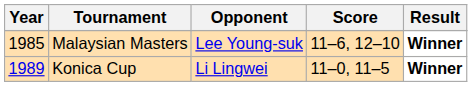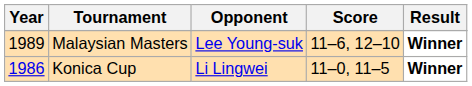(26, 44) 1985 -> (26, 44) 1989
(26, 69) 1989 -> (26, 69) 1986
